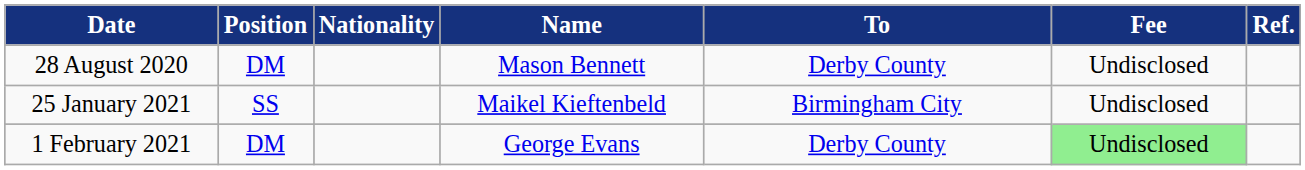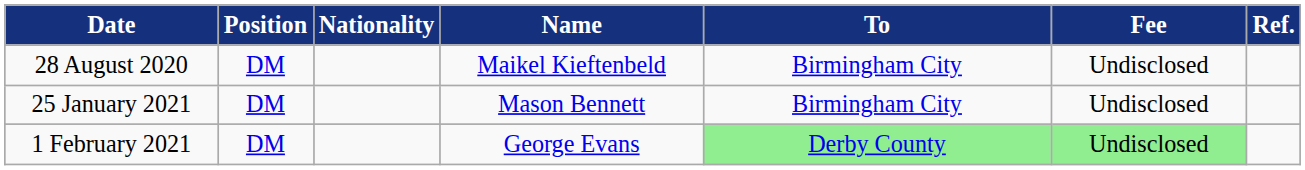(572, 64) Mason Bennett -> (572, 64) Maikel Kieftenbeld
(877, 64) Derby County -> (877, 64) Birmingham City
(265, 104) SS -> (265, 104) DM
(572, 104) Maikel Kieftenbeld -> (572, 104) Mason Bennett
(877, 144) no background -> (877, 144) lightgreen background
